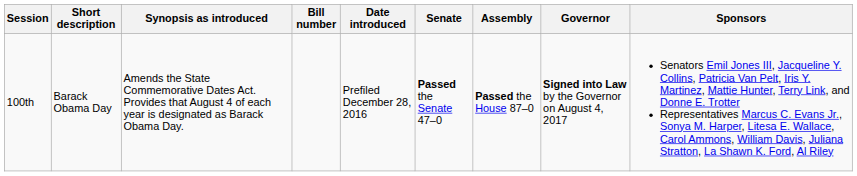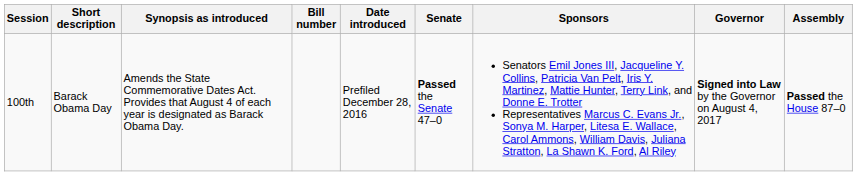columns swapped: (507, 19) <-> (741, 19)
